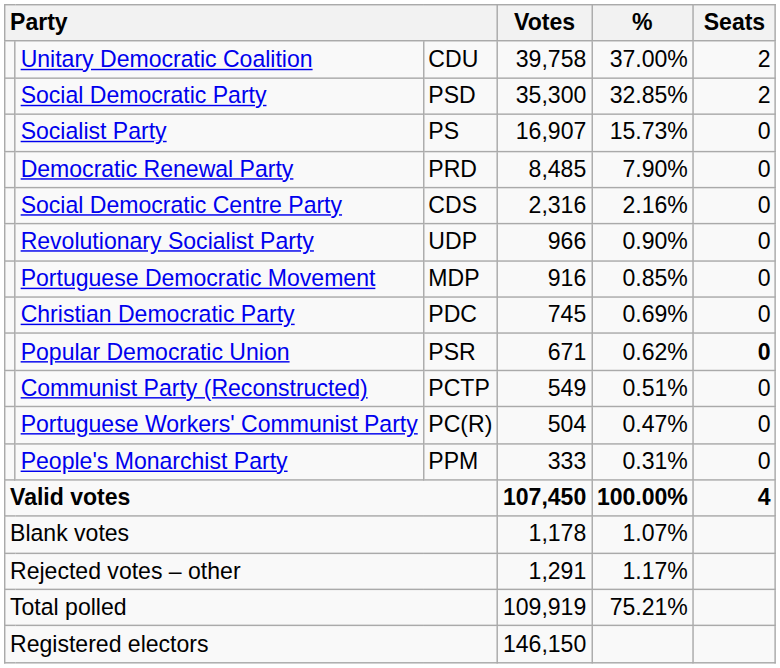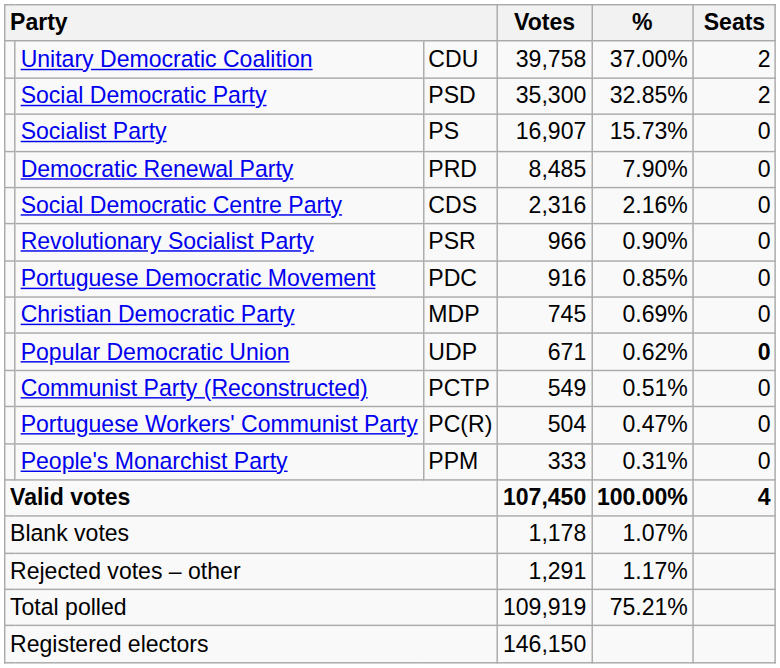(453, 242) UDP -> (452, 242) PSR
(454, 278) MDP -> (453, 278) PDC
(453, 315) PDC -> (454, 315) MDP
(452, 351) PSR -> (453, 351) UDP
